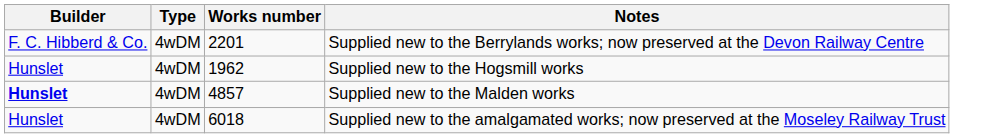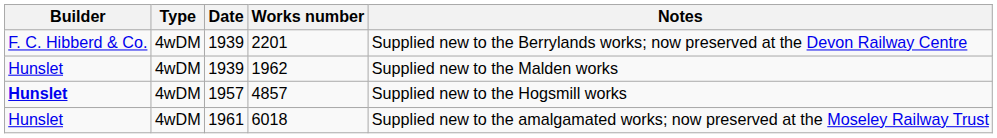+ column: (226, 17)
(456, 68) Supplied new to the Hogsmill works -> (495, 68) Supplied new to the Malden works
(452, 94) Supplied new to the Malden works -> (499, 94) Supplied new to the Hogsmill works
